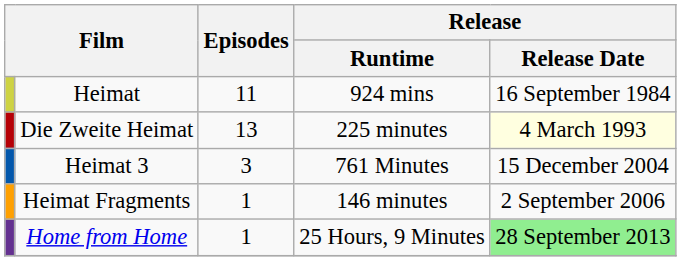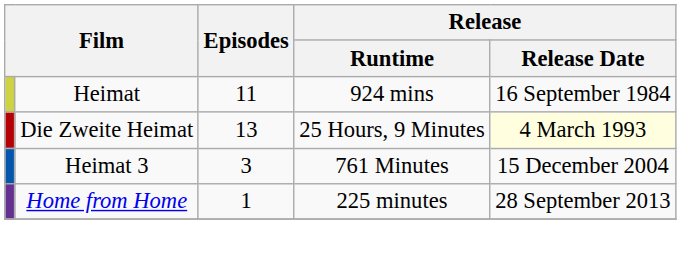(392, 129) 225 minutes -> (392, 129) 25 Hours, 9 Minutes
- row: (107, 201)
(392, 237) 25 Hours, 9 Minutes -> (392, 201) 225 minutes
(583, 237) lightgreen background -> (583, 201) no background
